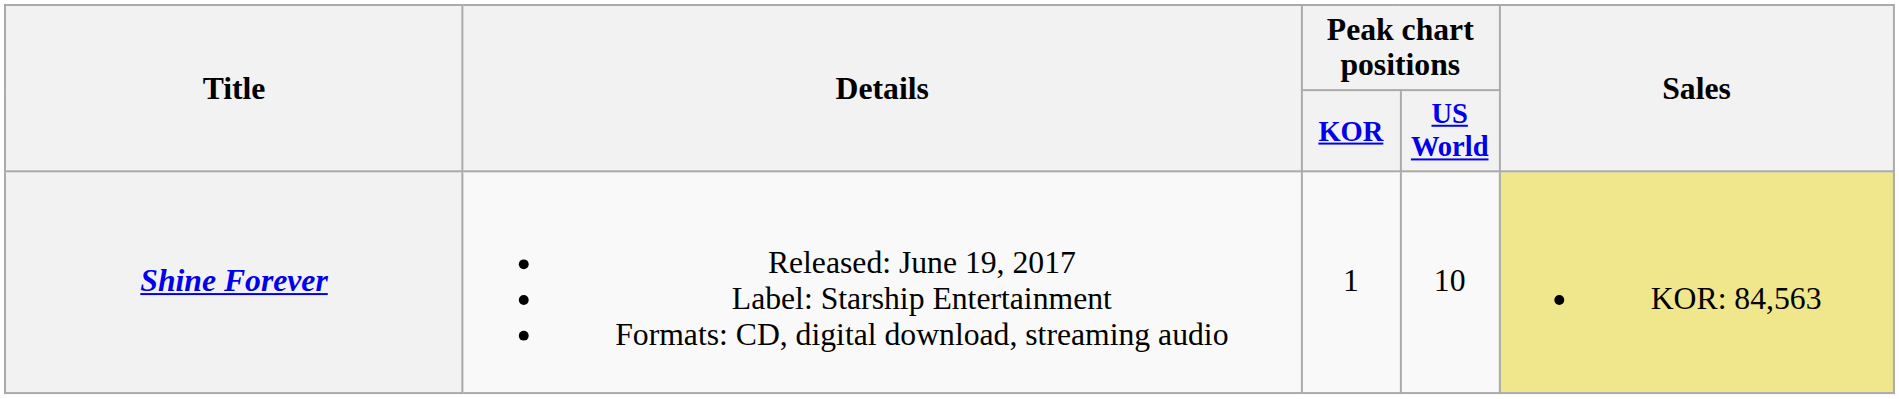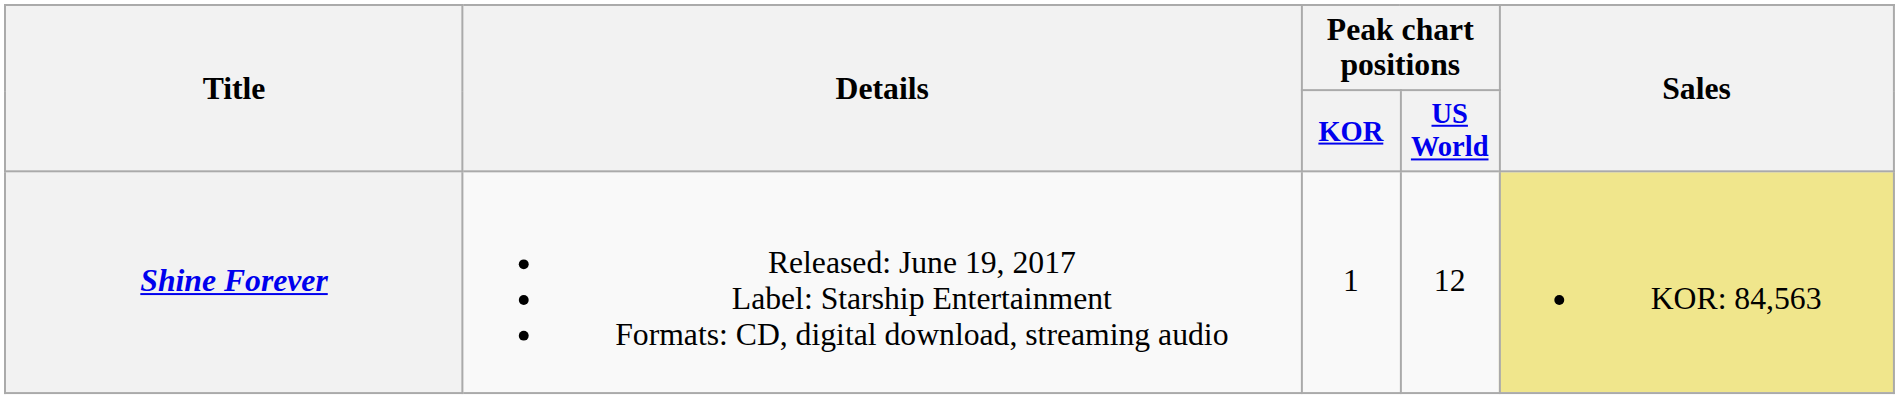(1450, 281) 10 -> (1450, 281) 12
